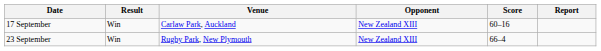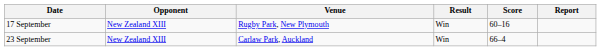columns swapped: (422, 11) <-> (132, 11)
(198, 25) Carlaw Park, Auckland -> (284, 25) Rugby Park, New Plymouth
(206, 39) Rugby Park, New Plymouth -> (276, 39) Carlaw Park, Auckland
